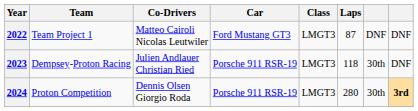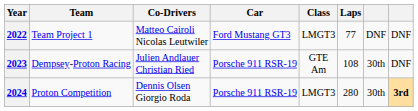(351, 35) 87 -> (351, 35) 77
(318, 64) LMGT3 -> (318, 64) GTE Am
(351, 64) 118 -> (351, 64) 108
